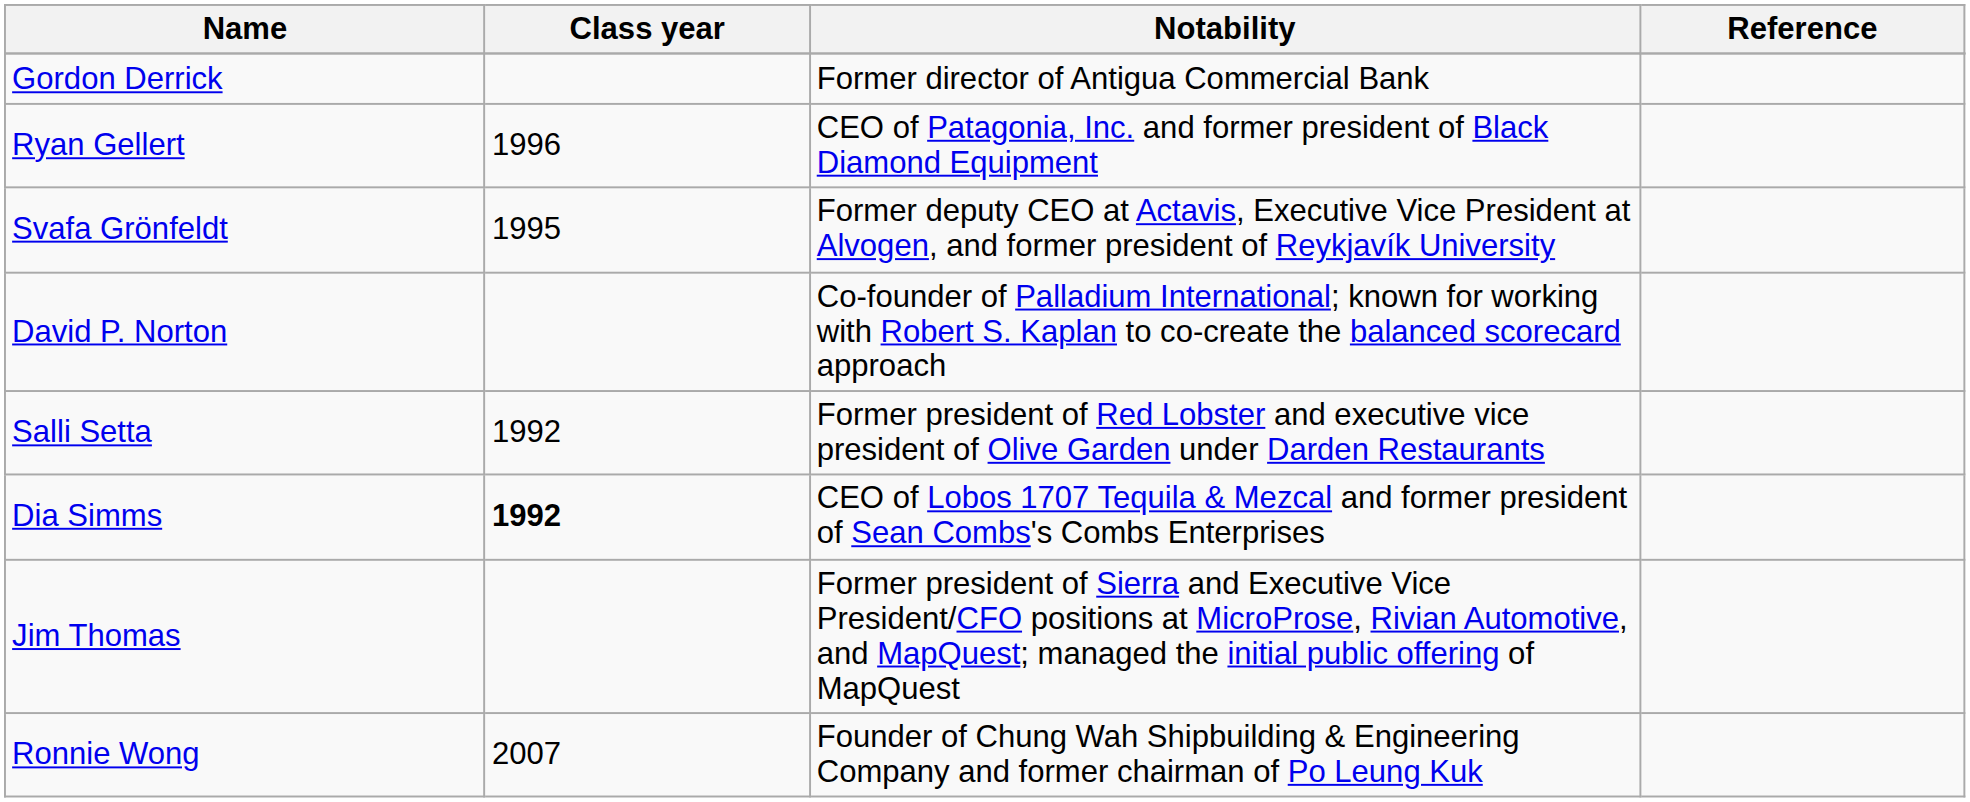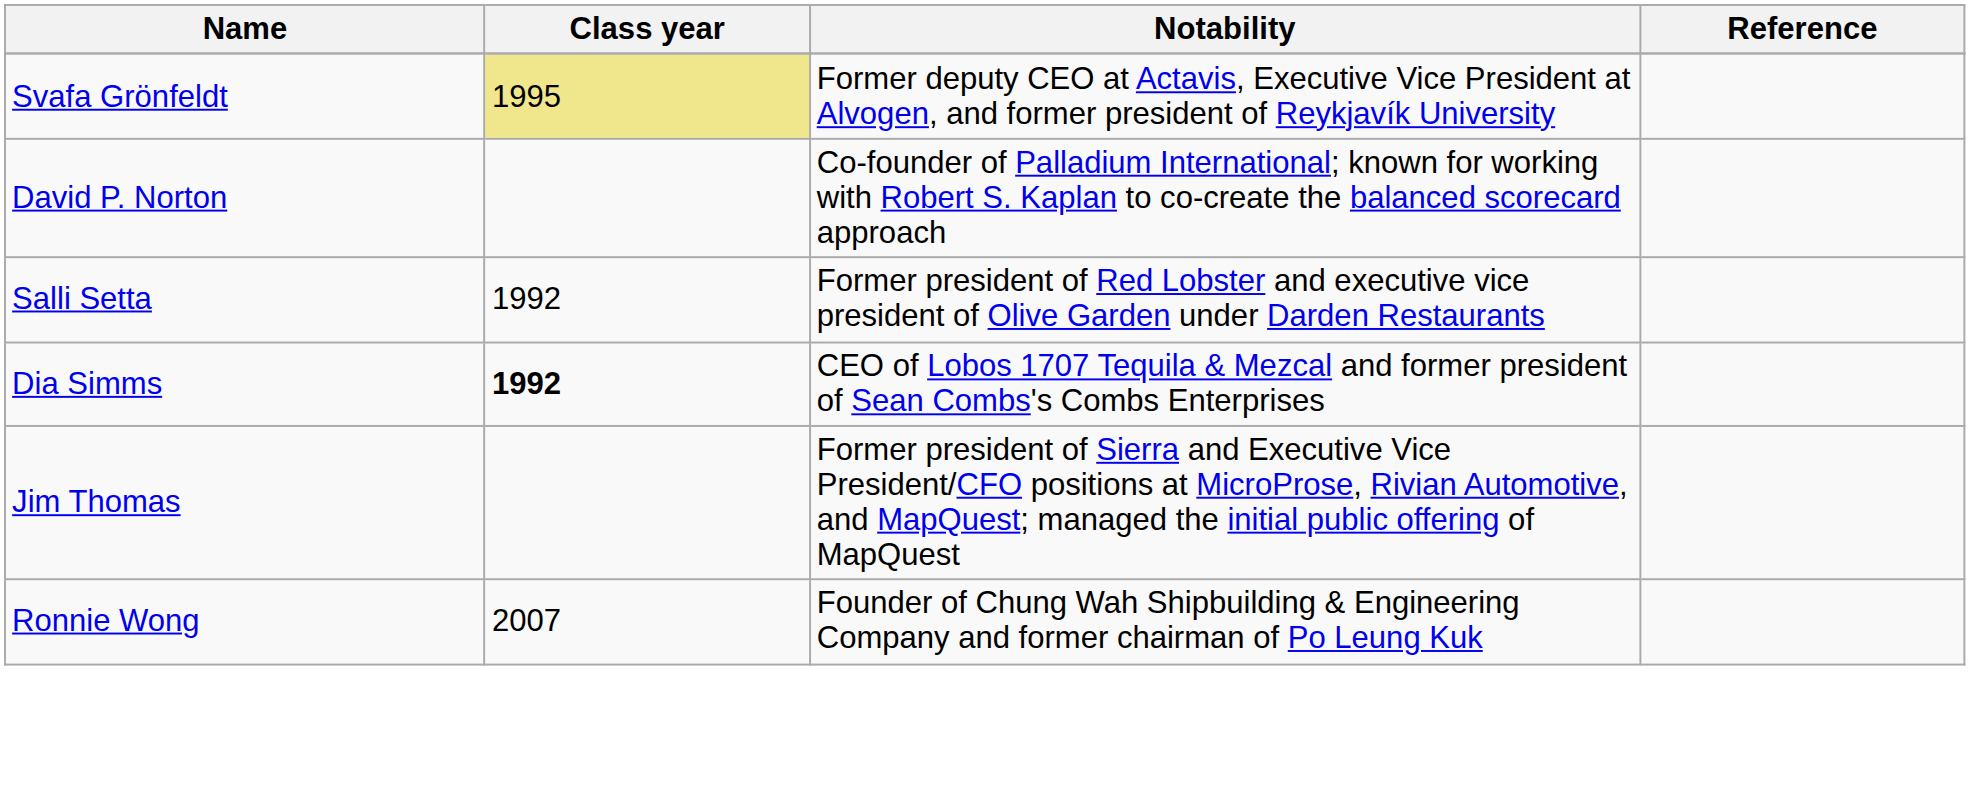- row: (117, 78)
- row: (98, 145)
(527, 229) no background -> (527, 95) khaki background
